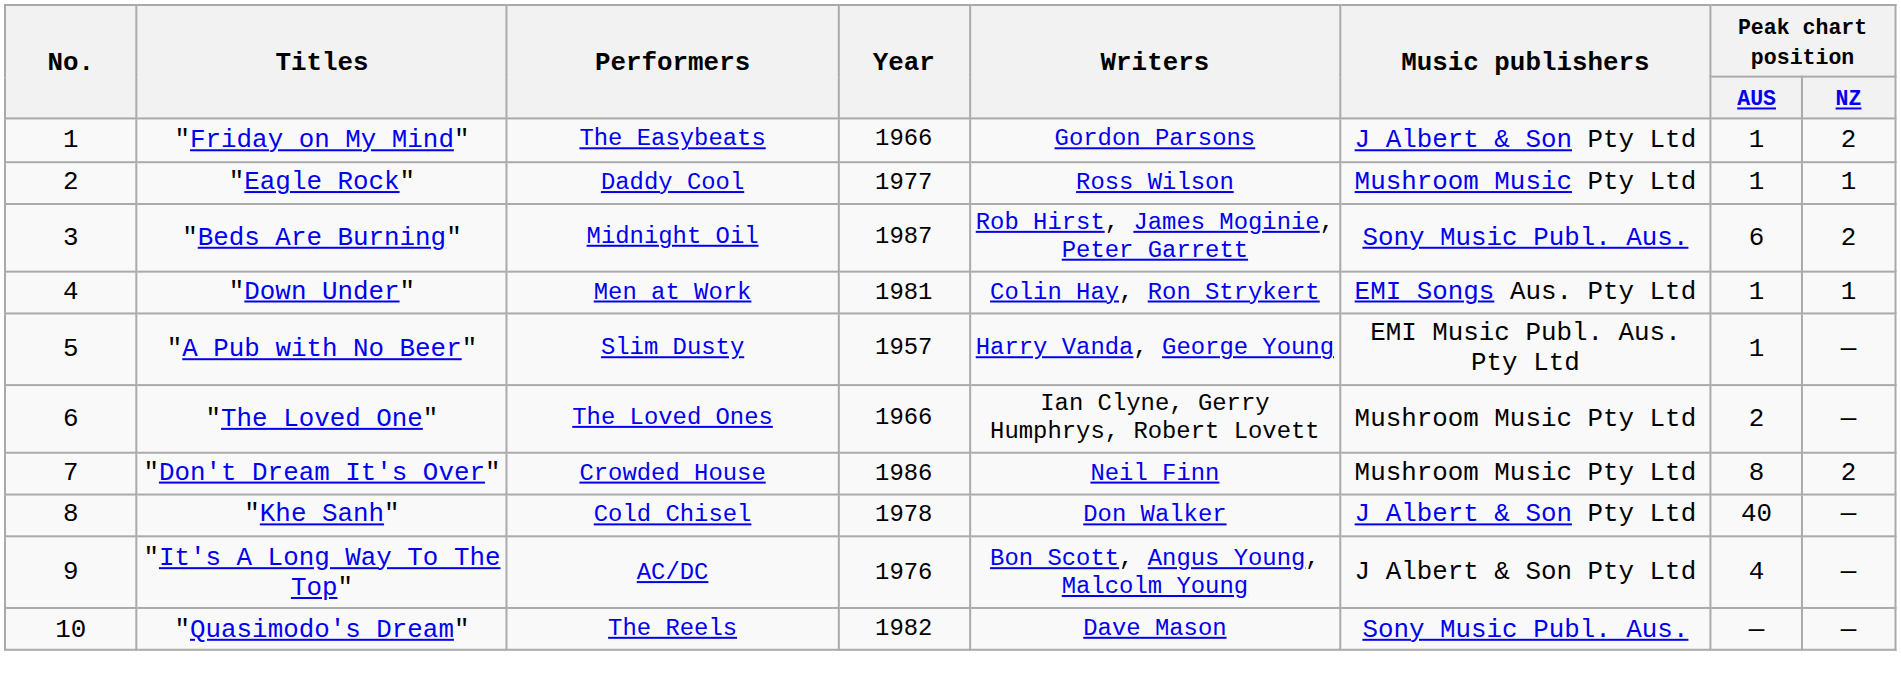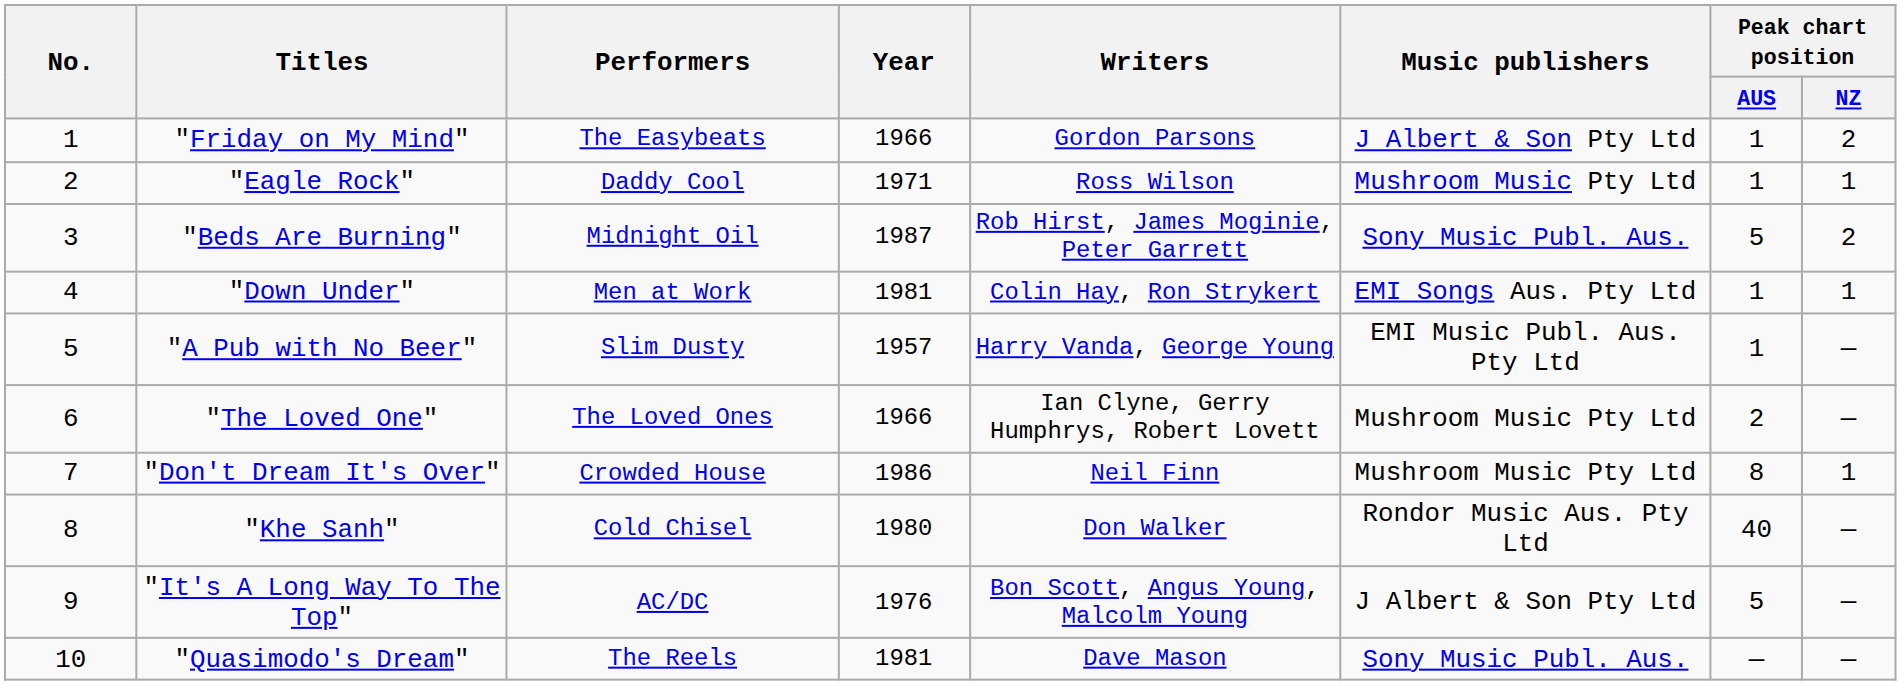(904, 182) 1977 -> (904, 182) 1971
(1757, 237) 6 -> (1757, 237) 5
(1849, 473) 2 -> (1849, 473) 1
(904, 515) 1978 -> (904, 530) 1980
(1525, 515) J Albert & Son Pty Ltd -> (1525, 530) Rondor Music Aus. Pty Ltd
(1757, 572) 4 -> (1757, 602) 5
(904, 630) 1982 -> (904, 659) 1981
